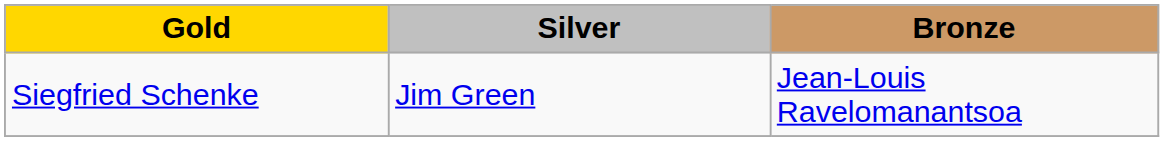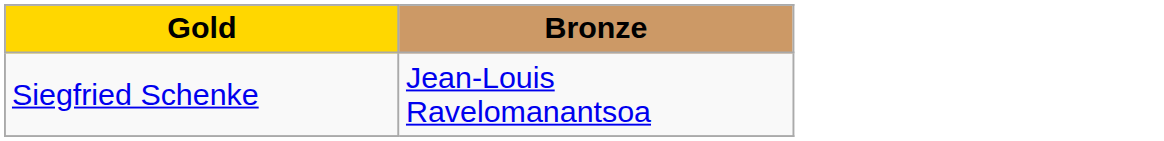- column: (579, 28)
